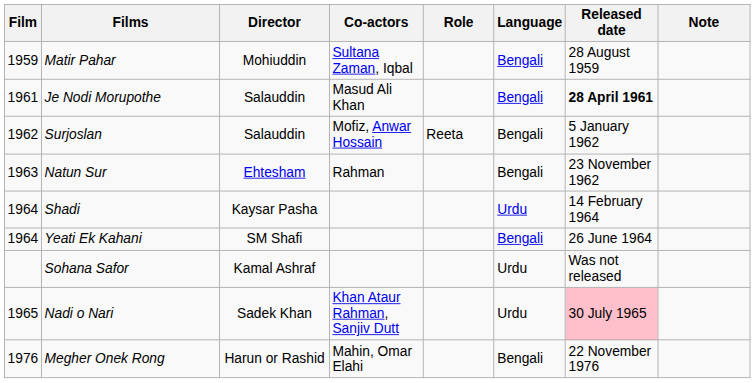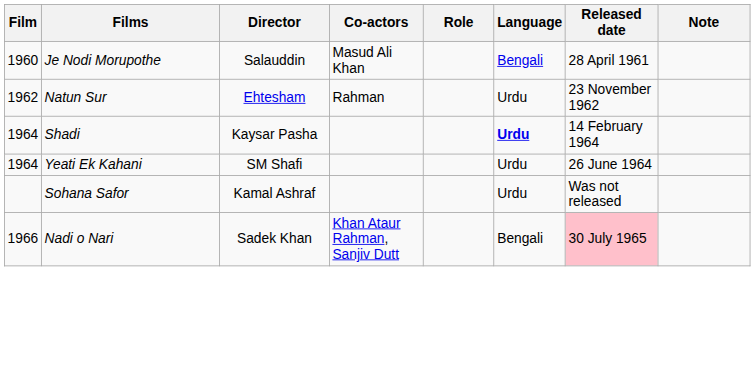- row: (80, 60)
(23, 97) 1961 -> (23, 60) 1960
(611, 97) bold -> (609, 60) normal
- row: (73, 135)
(23, 172) 1963 -> (23, 97) 1962
(520, 172) Bengali -> (512, 97) Urdu
(512, 209) normal -> (513, 135) bold
(520, 239) Bengali -> (512, 164) Urdu
(23, 313) 1965 -> (23, 239) 1966
(512, 313) Urdu -> (520, 239) Bengali
- row: (105, 358)
